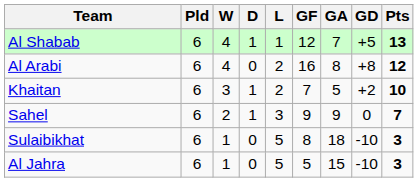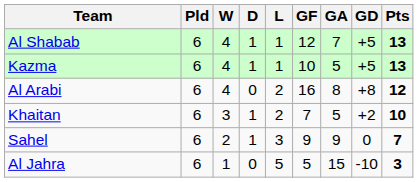+ row: (32, 66)
- row: (46, 139)
